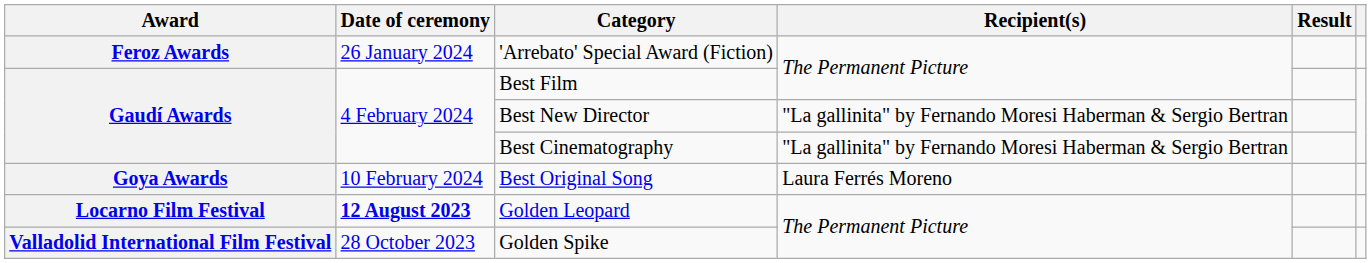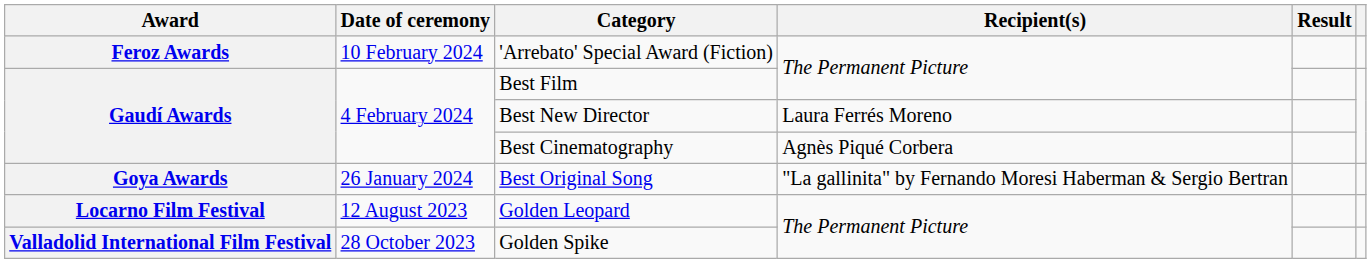(407, 52) 26 January 2024 -> (412, 52) 10 February 2024
(1035, 115) "La gallinita" by Fernando Moresi Haberman & Sergio Bertran -> (867, 115) Laura Ferrés Moreno
(1035, 147) "La gallinita" by Fernando Moresi Haberman & Sergio Bertran -> (868, 147) Agnès Piqué Corbera
(412, 178) 10 February 2024 -> (407, 178) 26 January 2024
(867, 178) Laura Ferrés Moreno -> (1035, 178) "La gallinita" by Fernando Moresi Haberman & Sergio Bertran
(406, 210) bold -> (404, 210) normal
